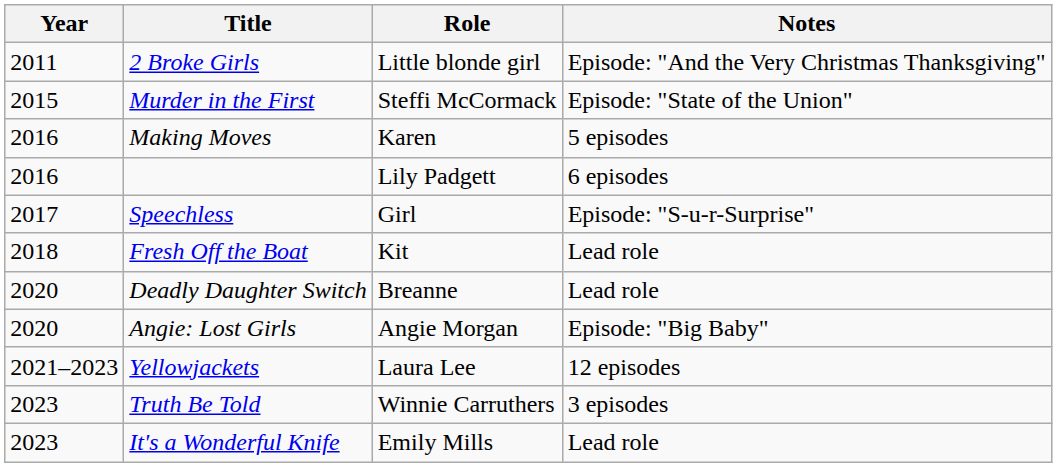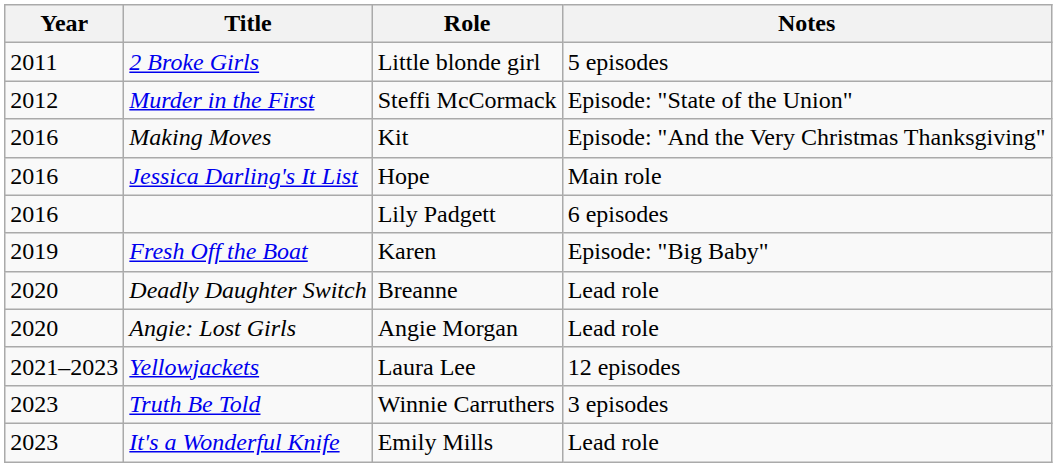(807, 61) Episode: "And the Very Christmas Thanksgiving" -> (618, 61) 5 episodes
(34, 99) 2015 -> (34, 99) 2012
(407, 137) Karen -> (393, 137) Kit
(618, 137) 5 episodes -> (807, 137) Episode: "And the Very Christmas Thanksgiving"
+ row: (244, 175)
- row: (181, 213)
(34, 251) 2018 -> (34, 251) 2019
(393, 251) Kit -> (407, 251) Karen
(613, 251) Lead role -> (668, 251) Episode: "Big Baby"
(668, 328) Episode: "Big Baby" -> (613, 328) Lead role
